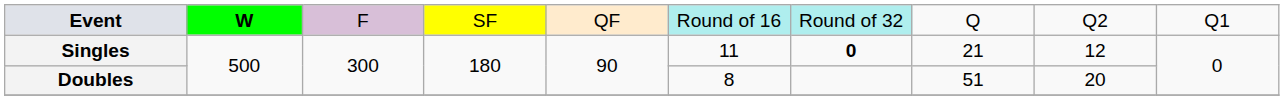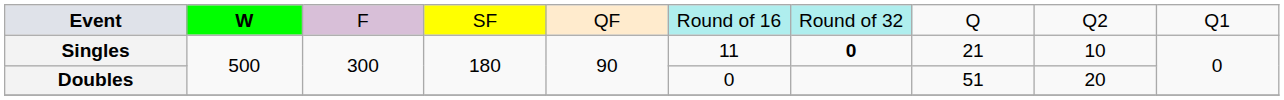(1095, 50) 12 -> (1095, 50) 10
(729, 81) 8 -> (729, 81) 0
